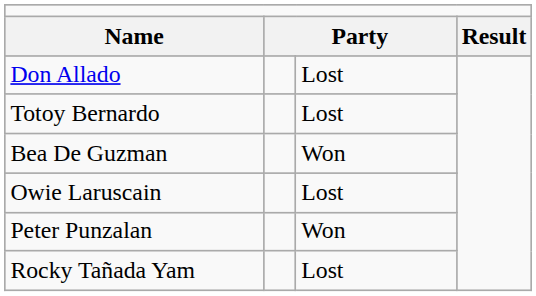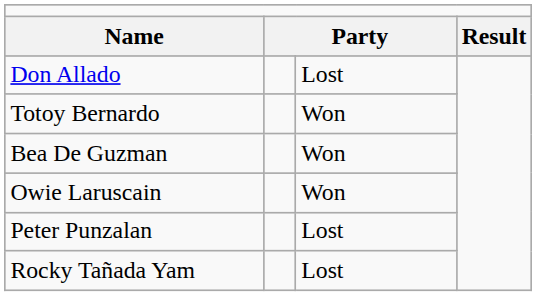(322, 113) Lost -> (323, 113) Won
(322, 192) Lost -> (323, 192) Won
(323, 231) Won -> (322, 231) Lost
